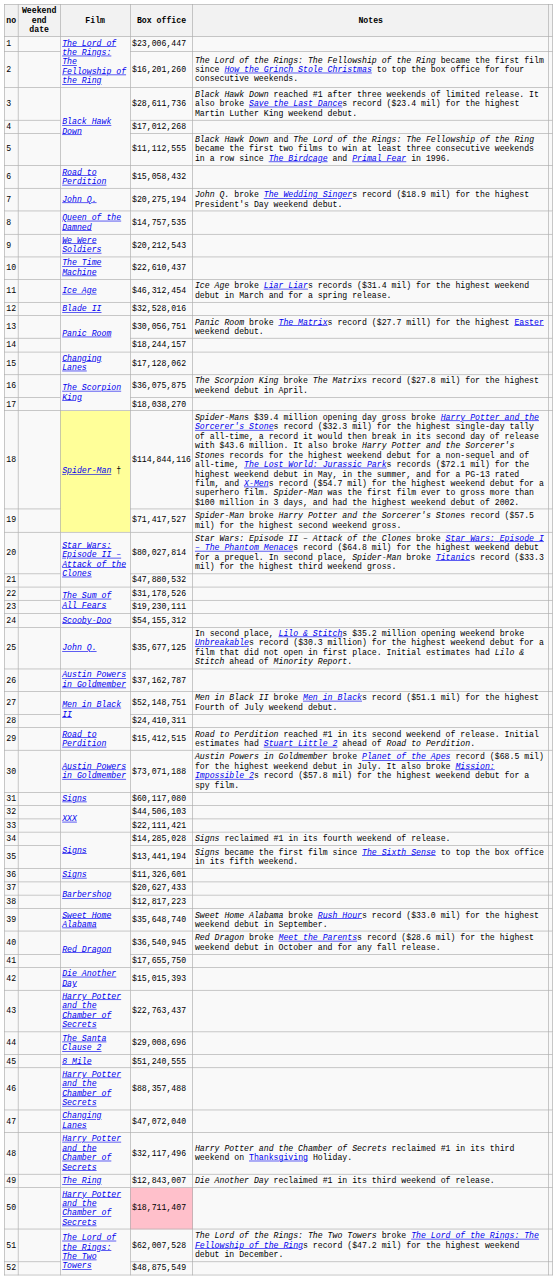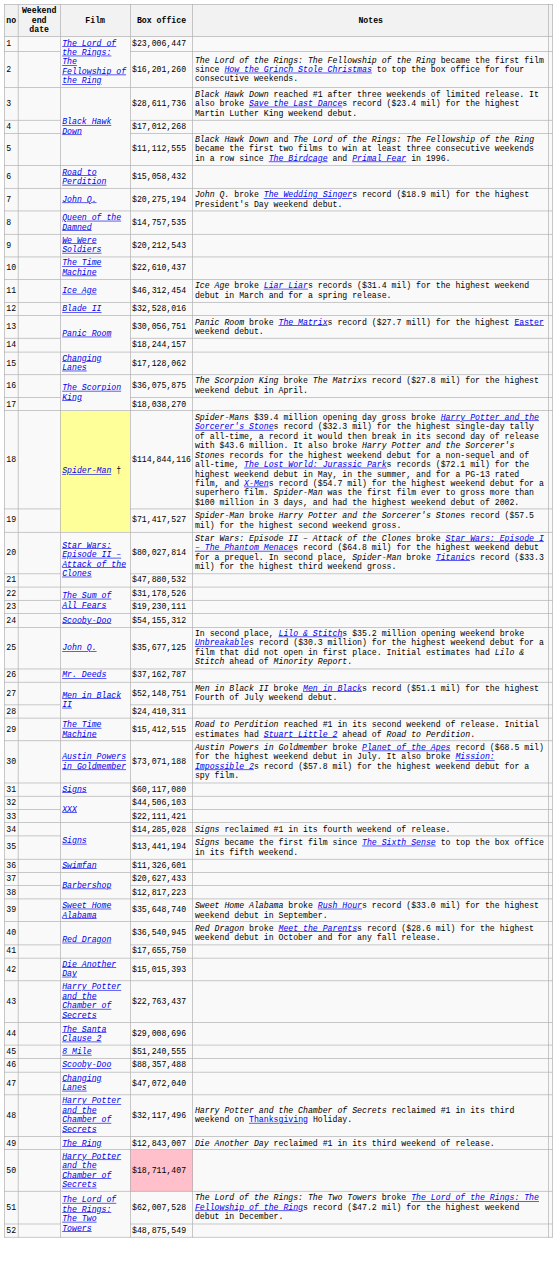(94, 680) Austin Powers in Goldmember -> (84, 675) Mr. Deeds
(84, 739) Road to Perdition -> (82, 730) The Time Machine
(74, 875) Signs -> (79, 866) Swimfan
(92, 1089) Harry Potter and the Chamber of Secrets -> (87, 1065) Scooby-Doo
